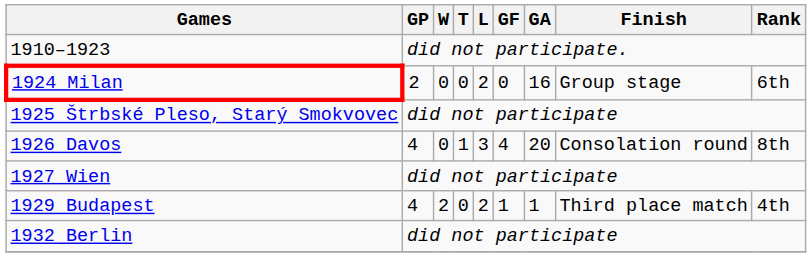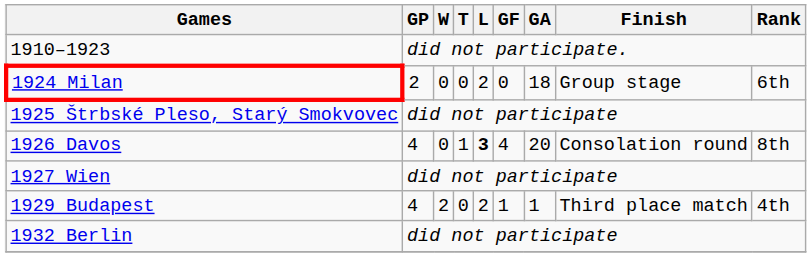(540, 83) 16 -> (540, 83) 18
(483, 146) normal -> (483, 146) bold
